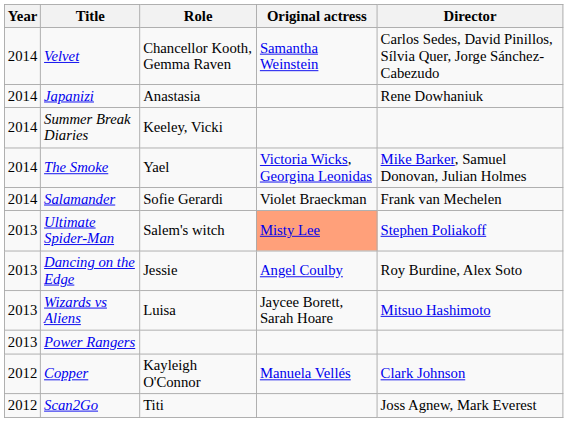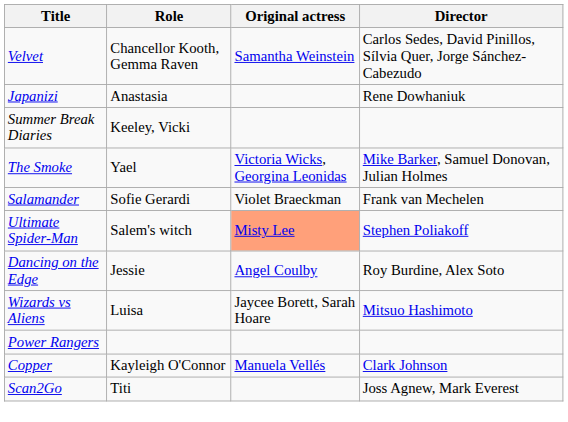- column: (23, 16)
